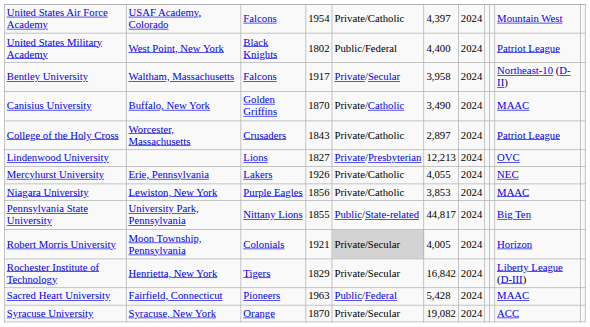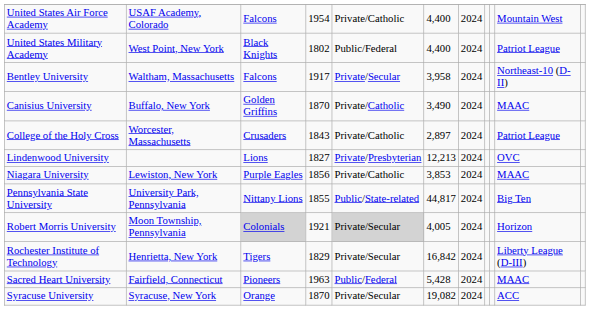(438, 19) 4,397 -> (438, 19) 4,400
- row: (55, 175)
(264, 244) no background -> (264, 227) lightgrey background
